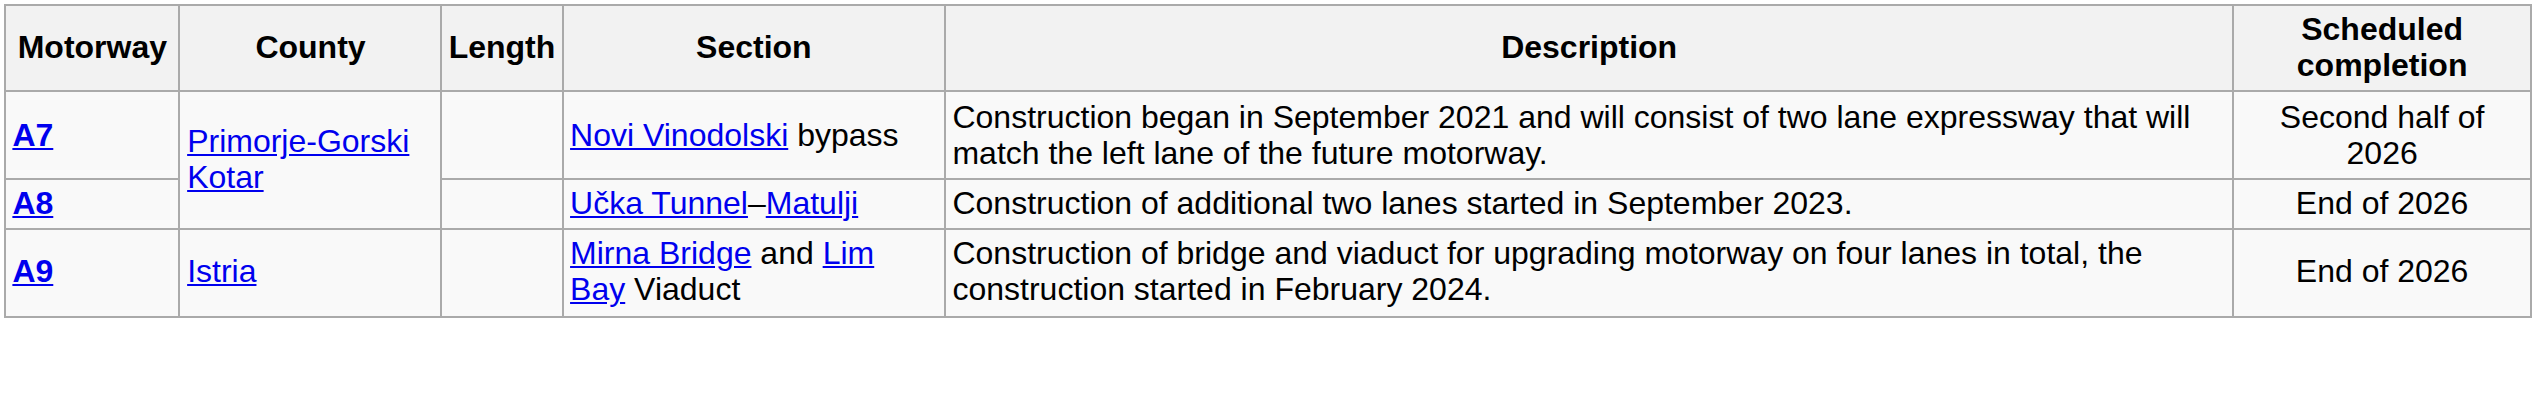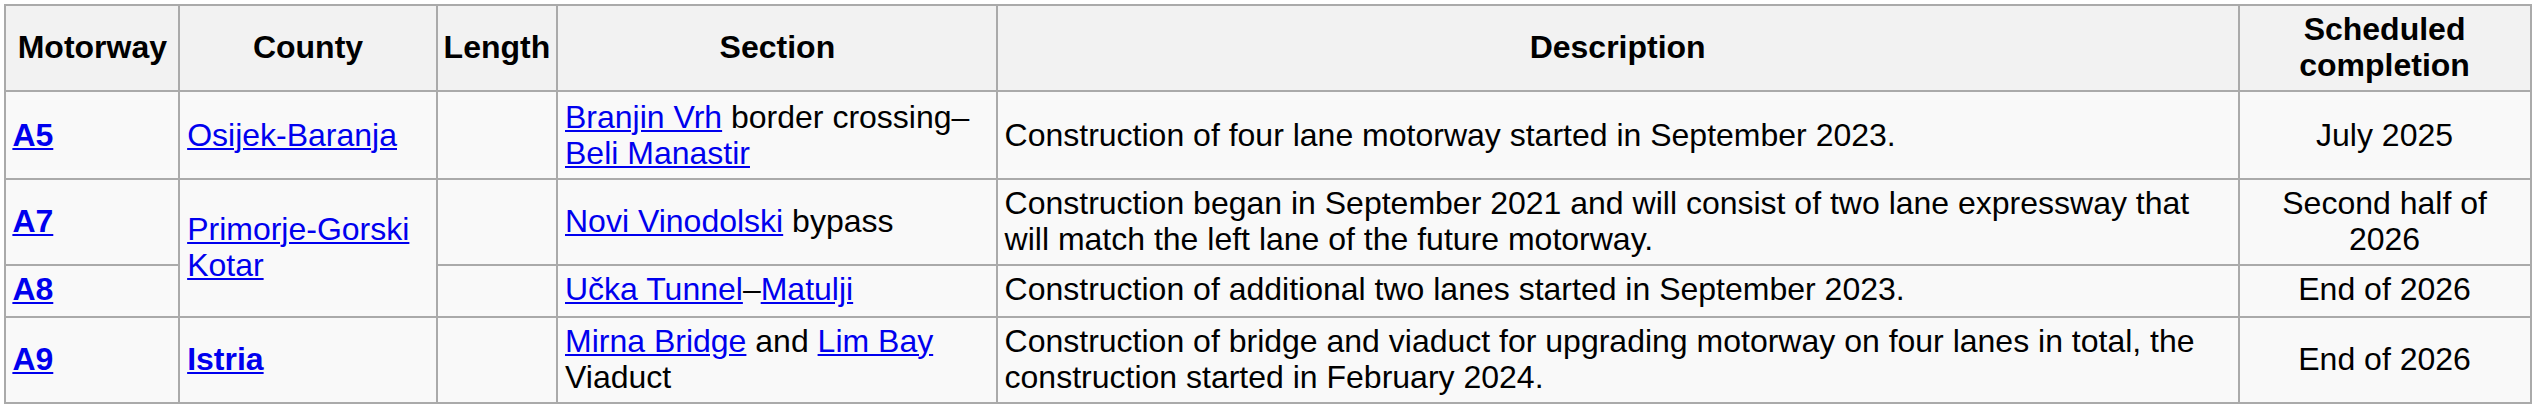+ row: (767, 134)
(222, 272) normal -> (225, 358) bold
